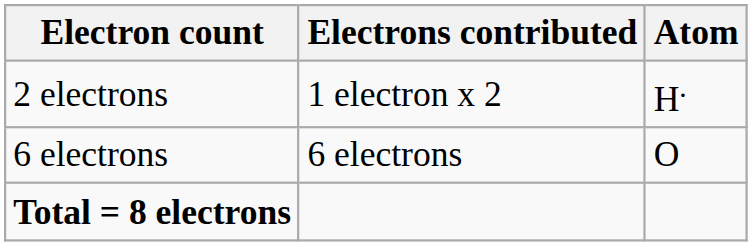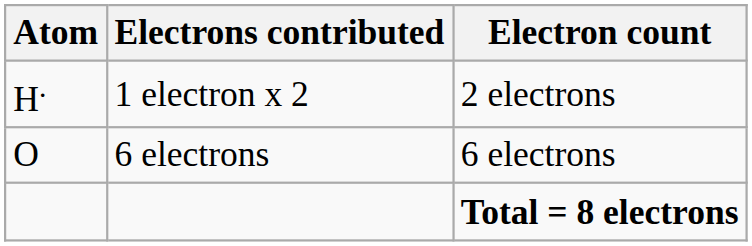columns swapped: (696, 32) <-> (152, 32)
